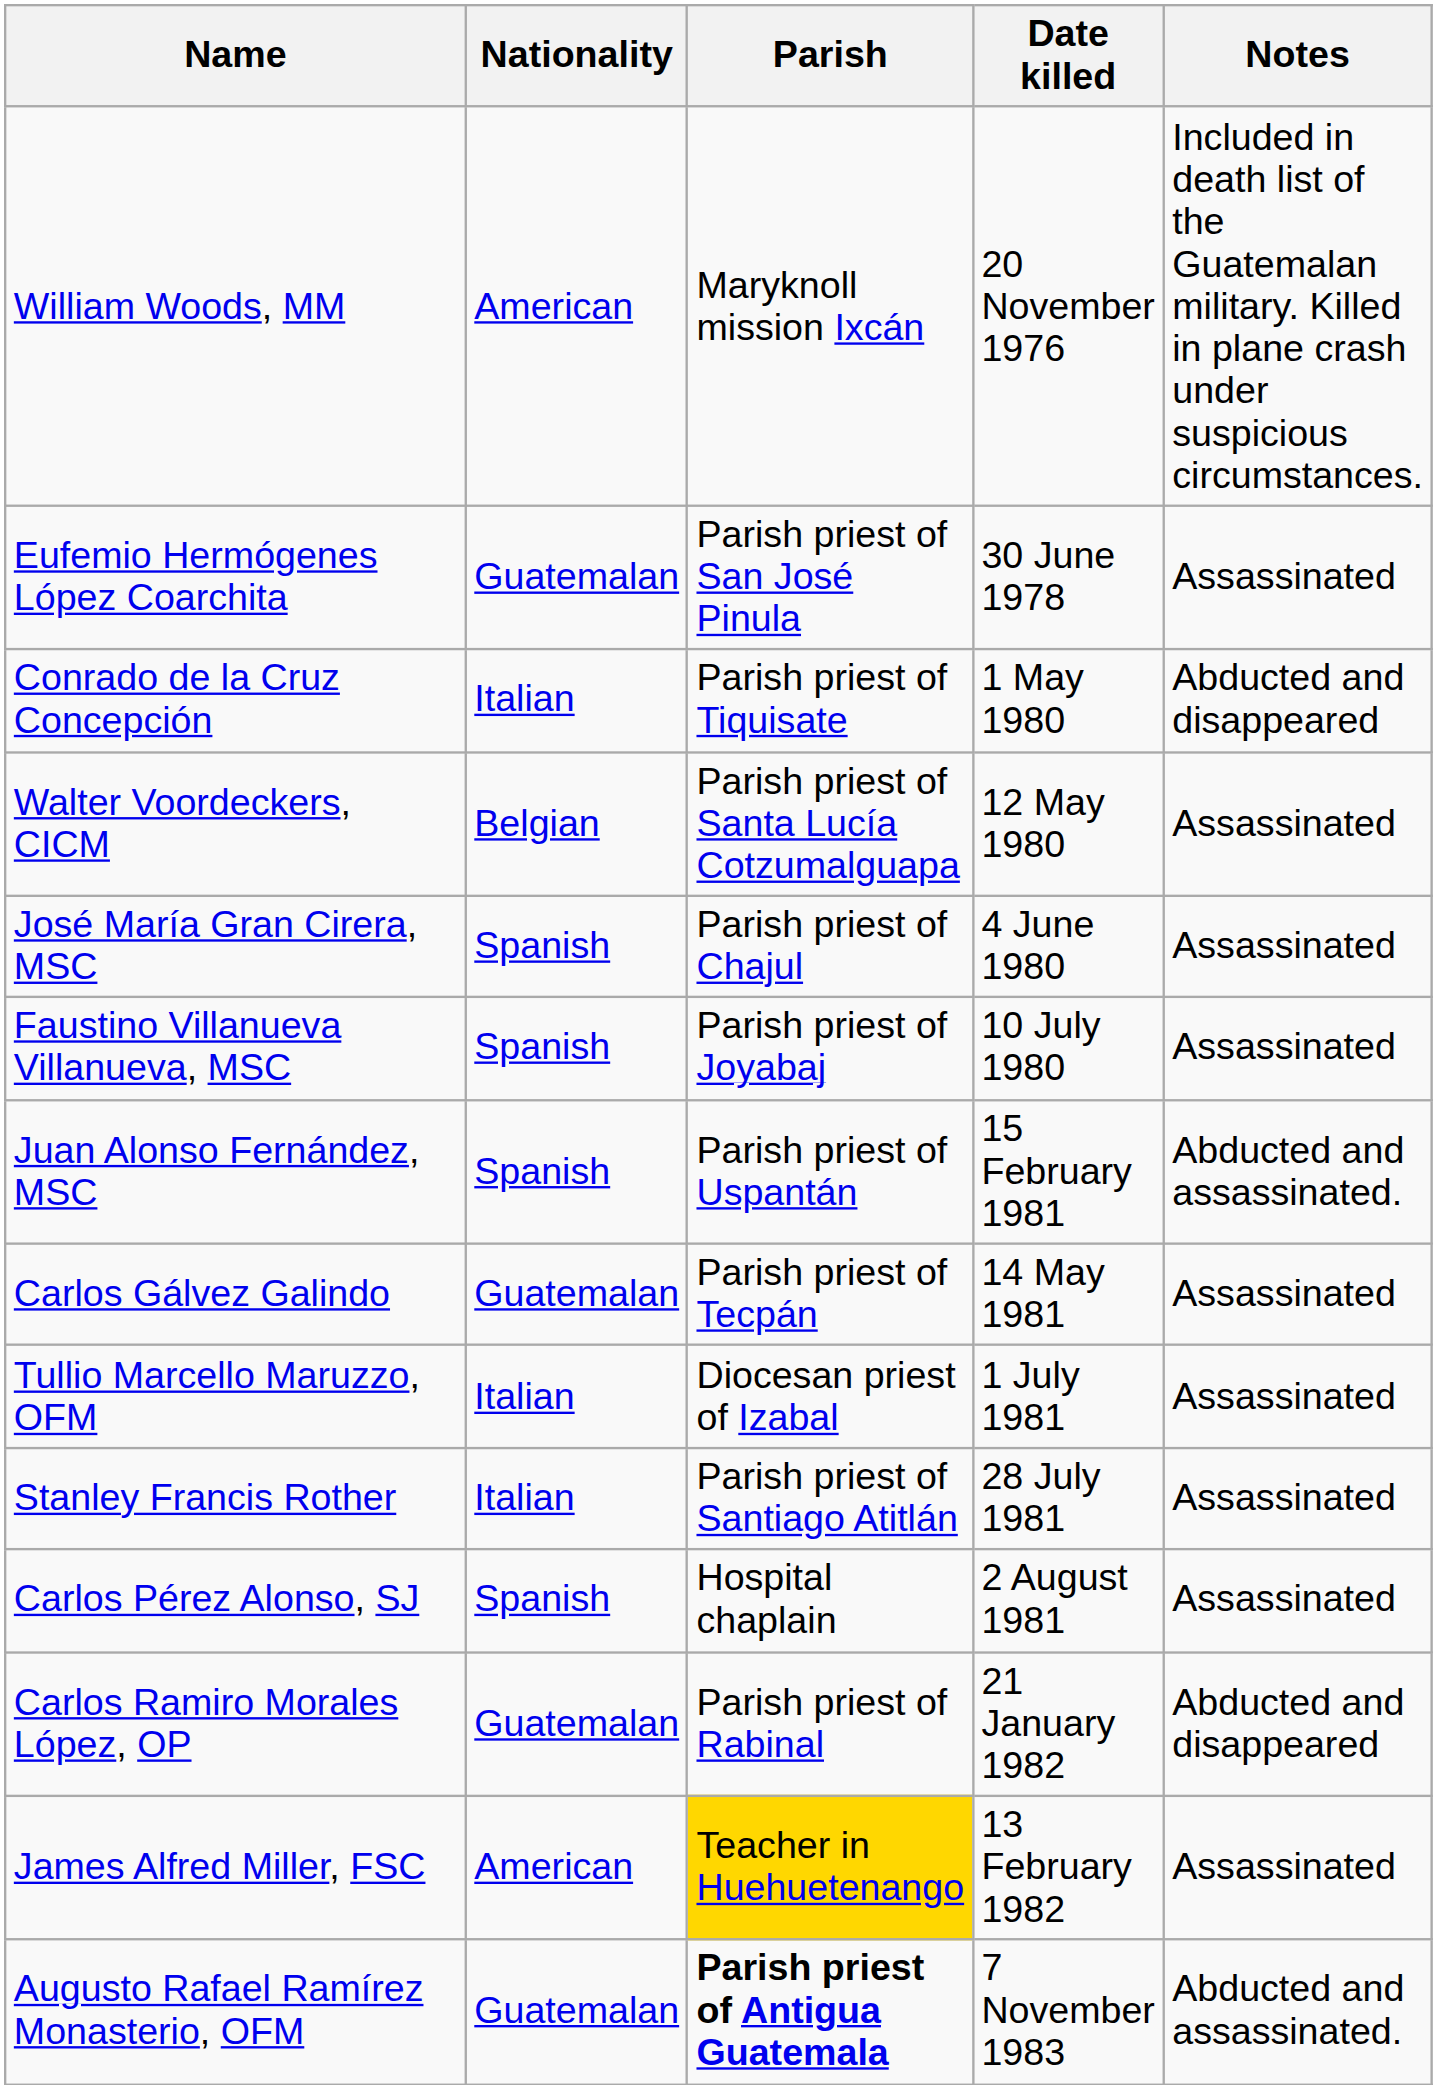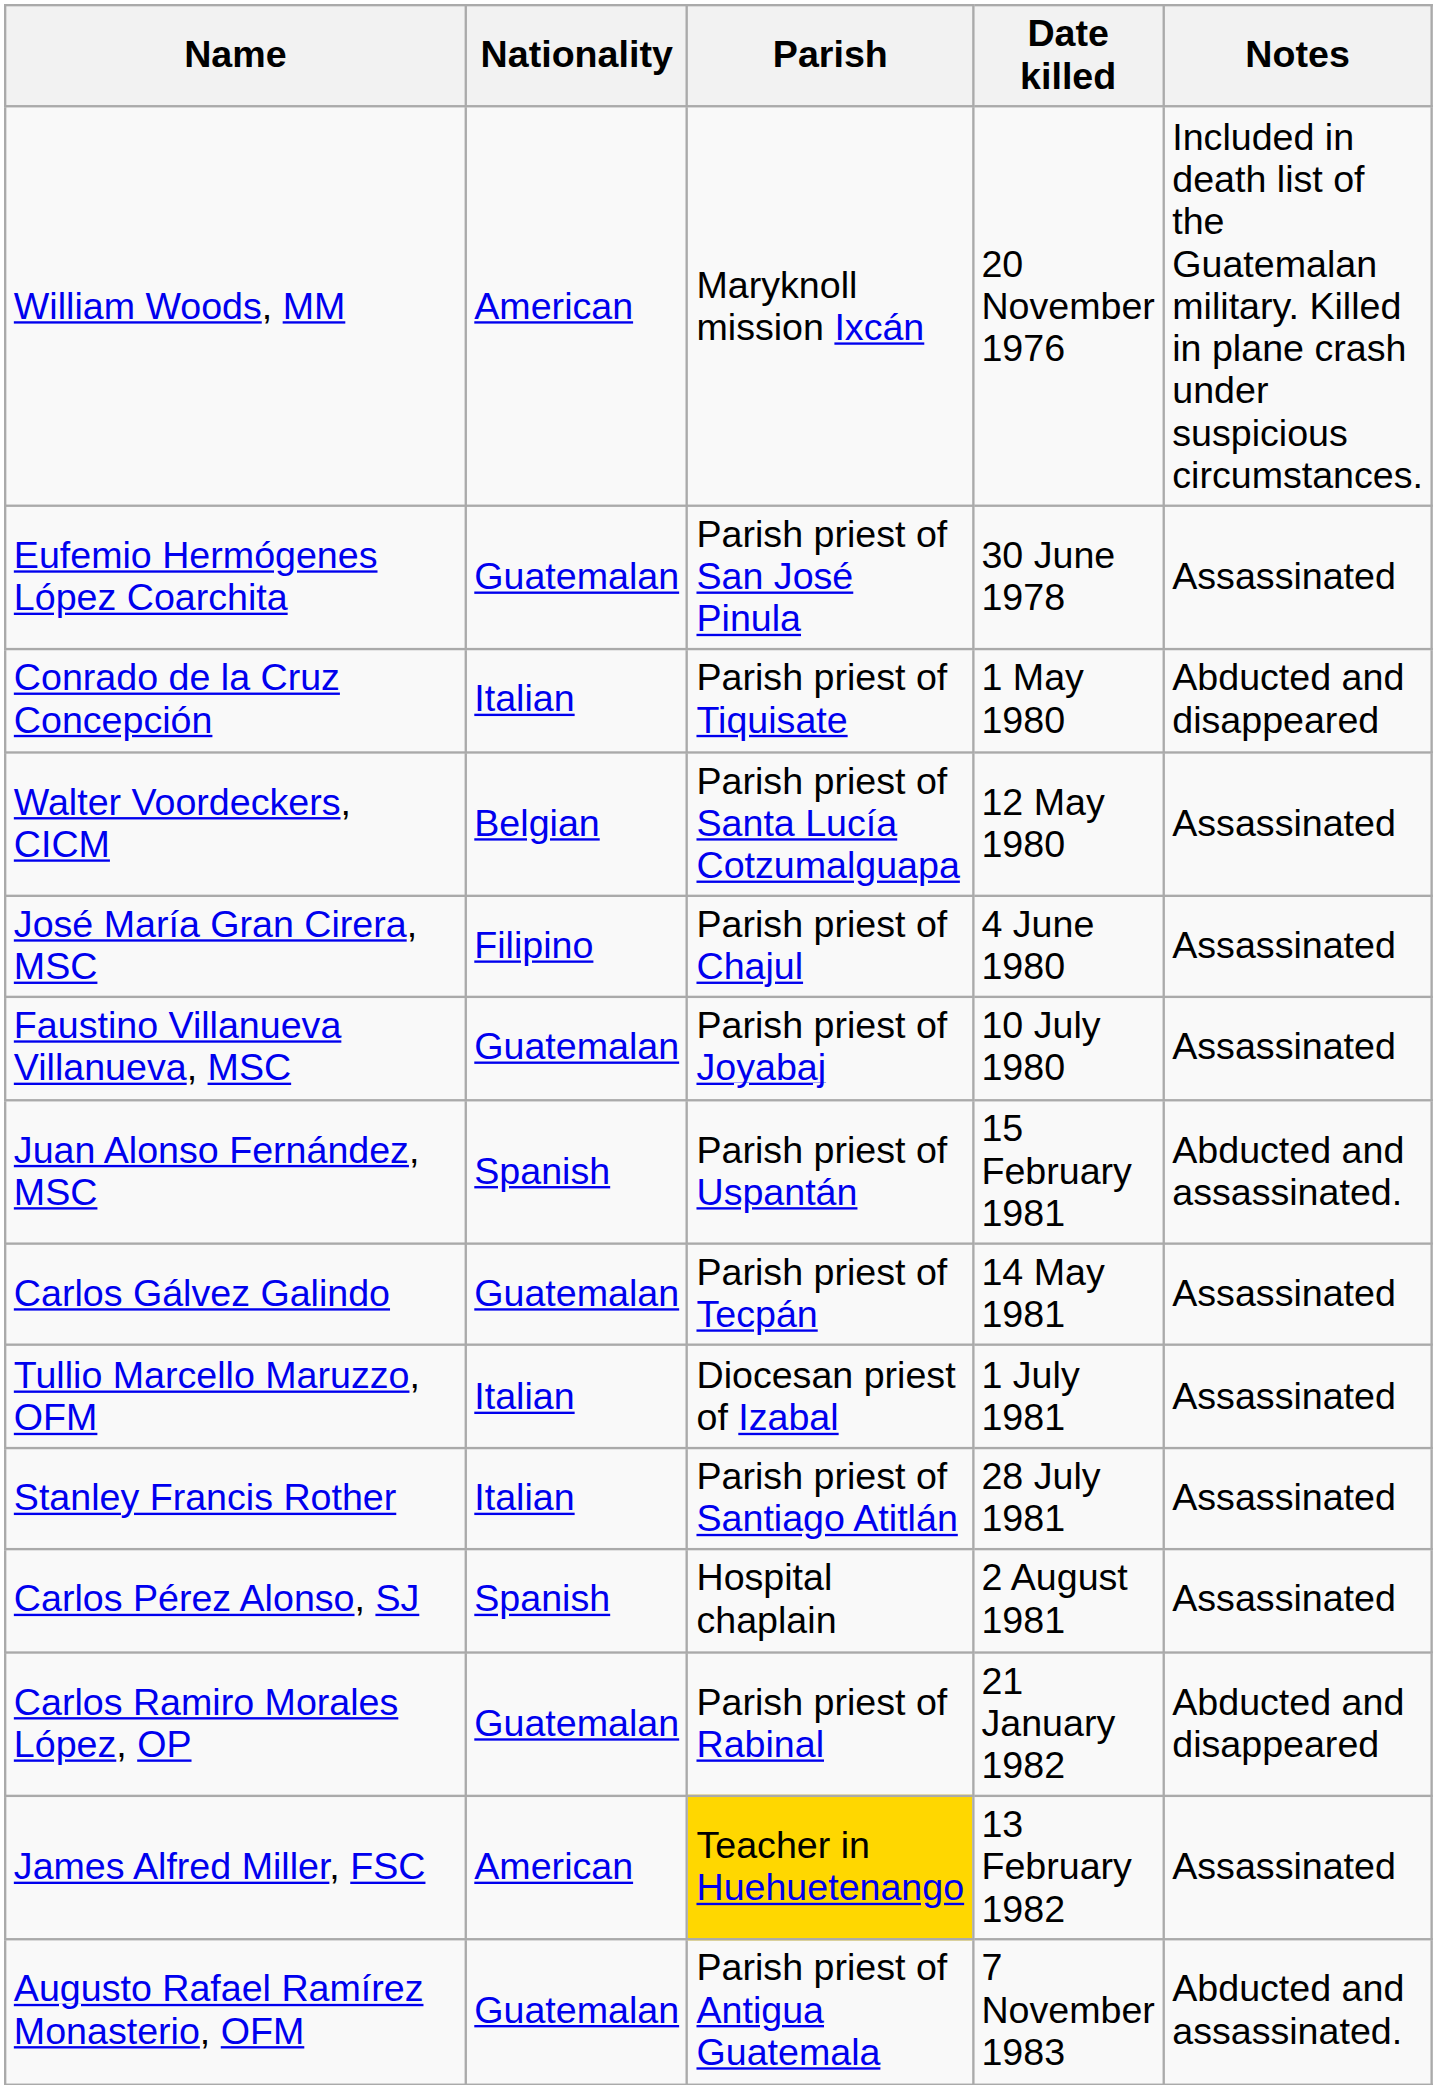(542, 945) Spanish -> (534, 945) Filipino
(542, 1047) Spanish -> (577, 1047) Guatemalan
(810, 2011) bold -> (822, 2011) normal
